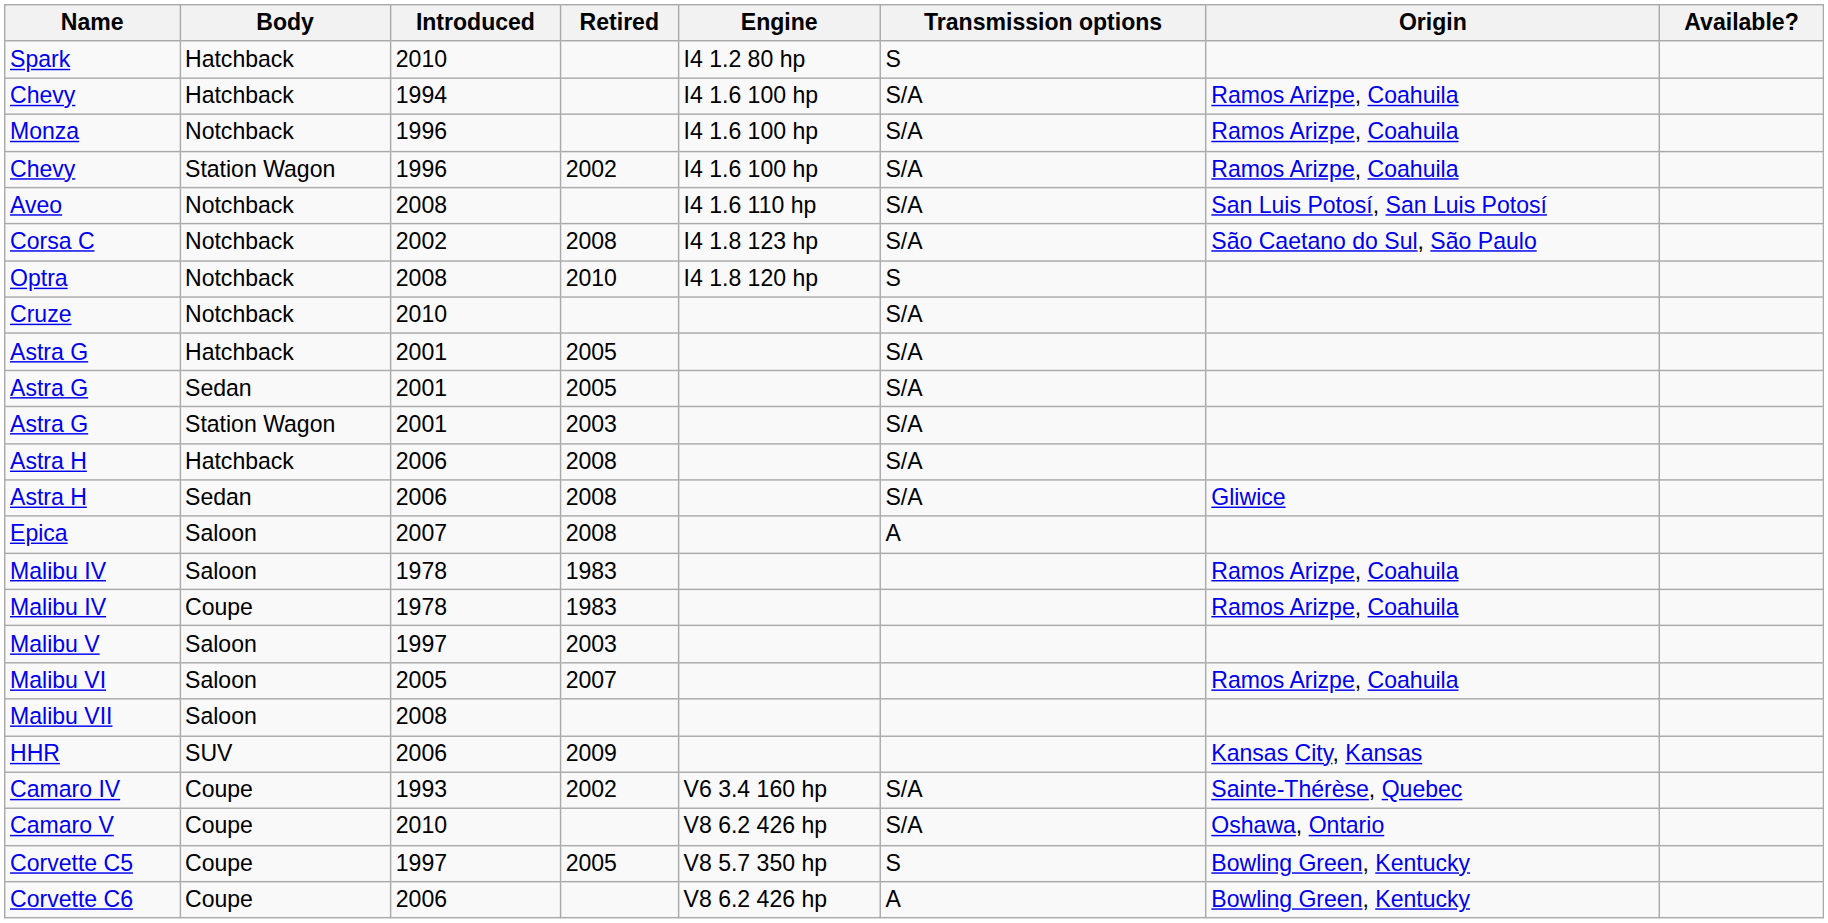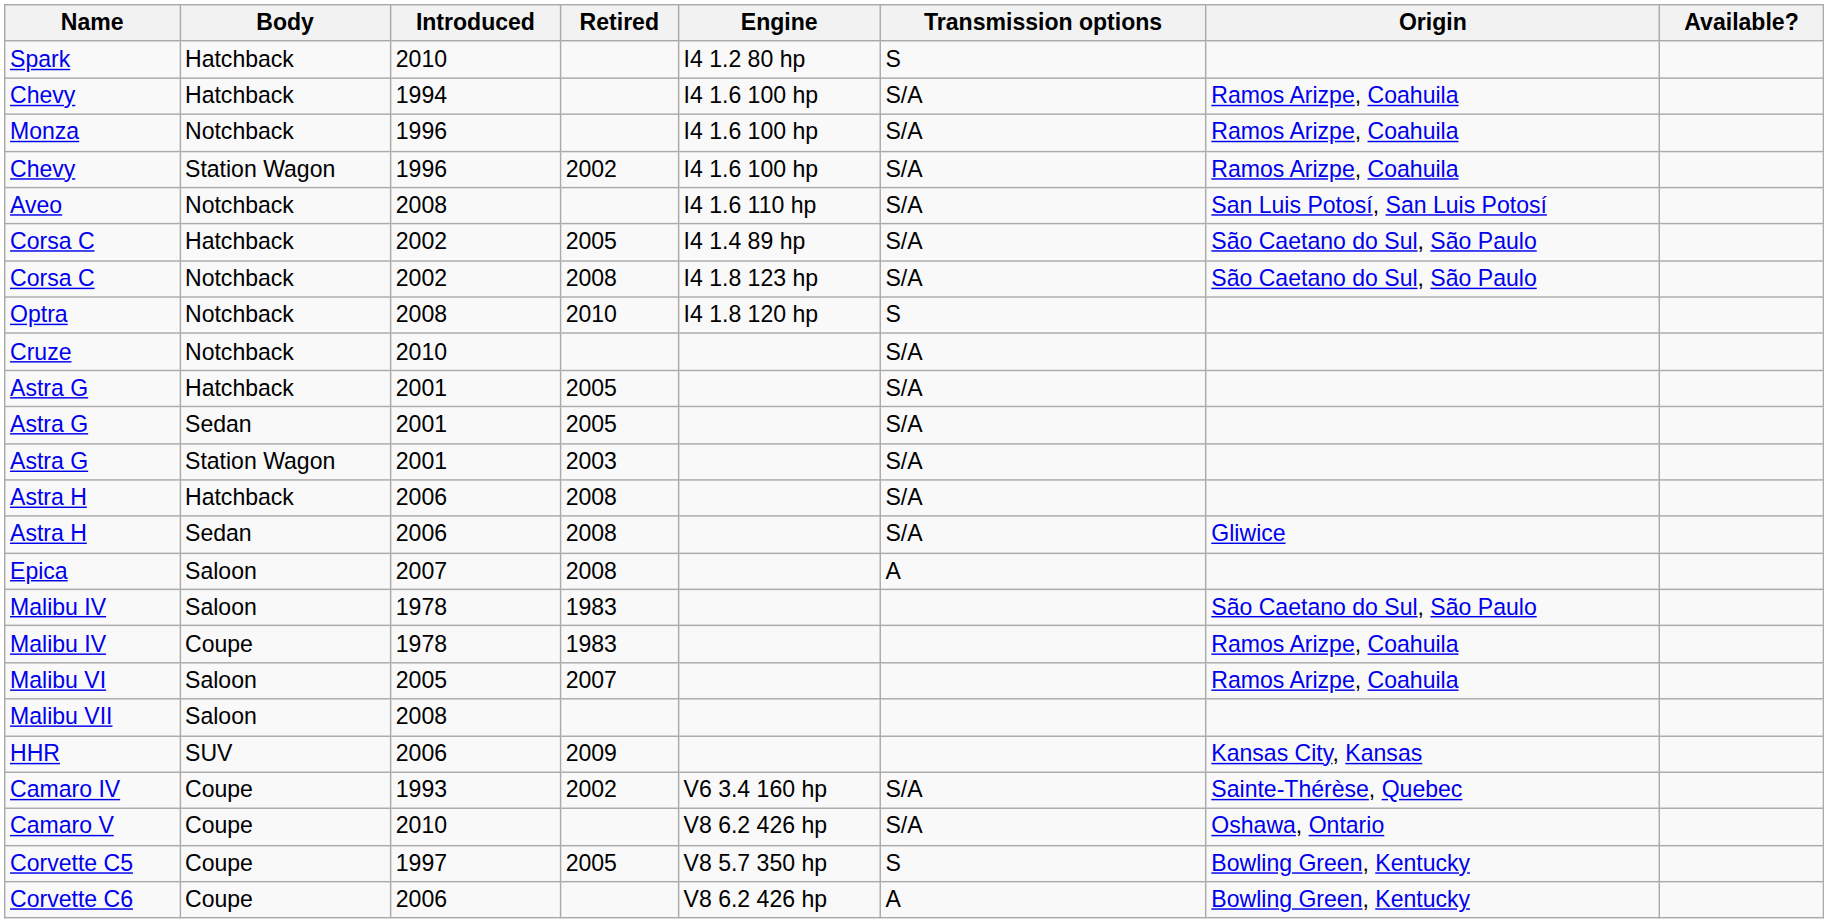+ row: (52, 242)
(1335, 570) Ramos Arizpe, Coahuila -> (1374, 607) São Caetano do Sul, São Paulo
- row: (55, 643)
